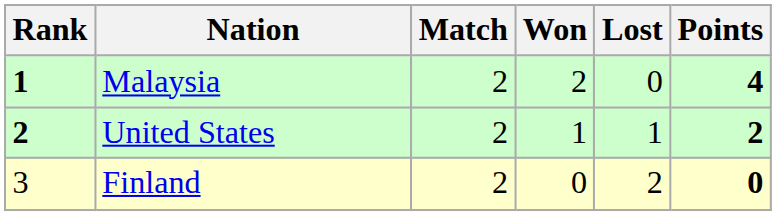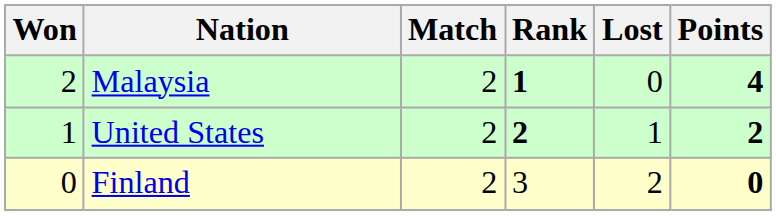columns swapped: (50, 30) <-> (555, 30)
